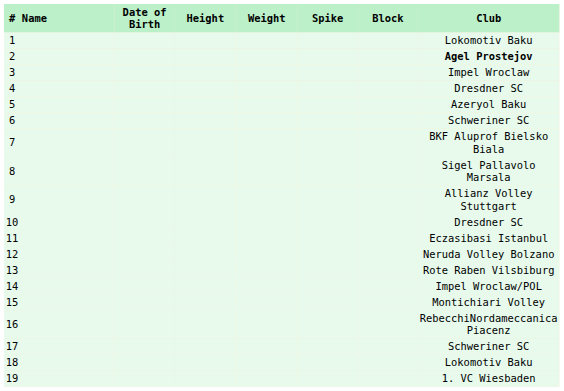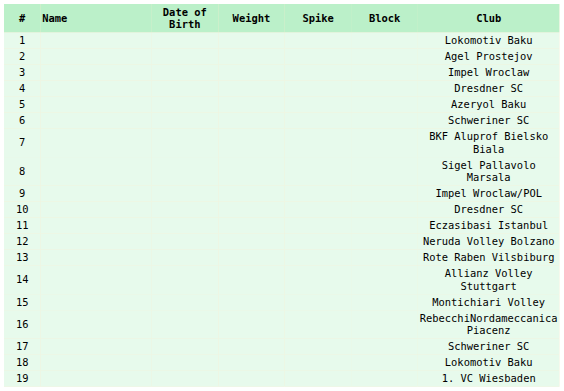- column: (205, 18)
(489, 57) bold -> (489, 57) normal
(489, 200) Allianz Volley Stuttgart -> (489, 194) Impel Wroclaw/POL
(489, 286) Impel Wroclaw/POL -> (489, 280) Allianz Volley Stuttgart
